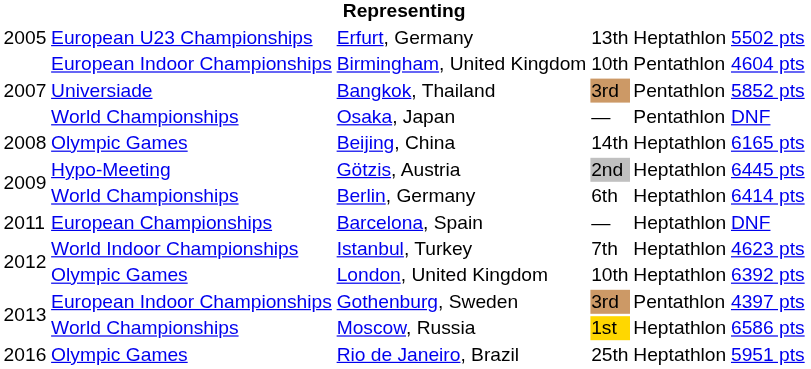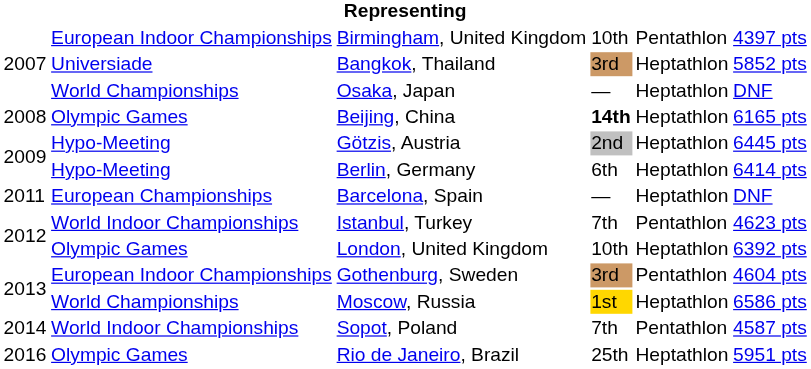- row: (405, 37)
(768, 64) 4604 pts -> (770, 37) 4397 pts
(679, 90) Pentathlon -> (682, 64) Heptathlon
(679, 116) Pentathlon -> (682, 90) Heptathlon
(610, 143) normal -> (611, 116) bold
(145, 196) World Championships -> (111, 169) Hypo-Meeting
(680, 248) Heptathlon -> (681, 222) Pentathlon
(768, 301) 4397 pts -> (770, 275) 4604 pts
+ row: (397, 328)
